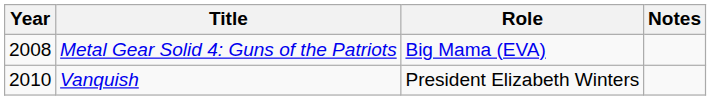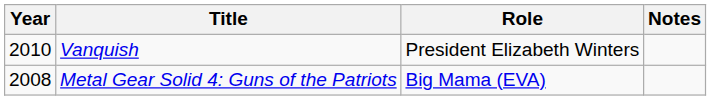rows swapped: (228, 49) <-> (99, 79)
